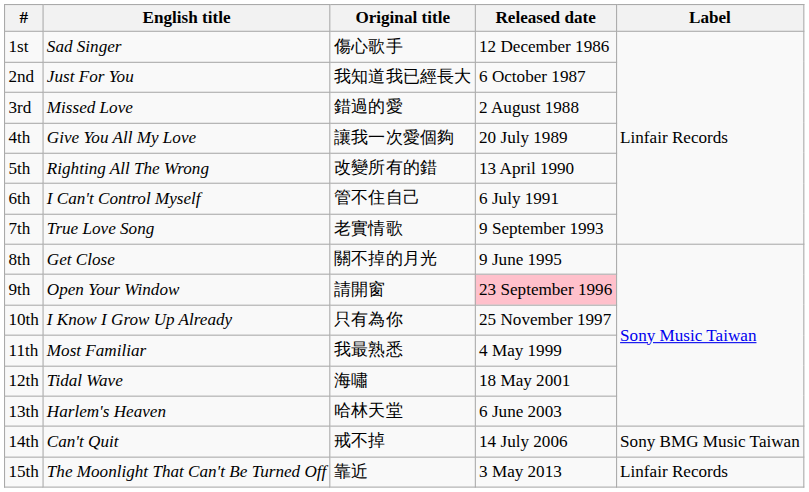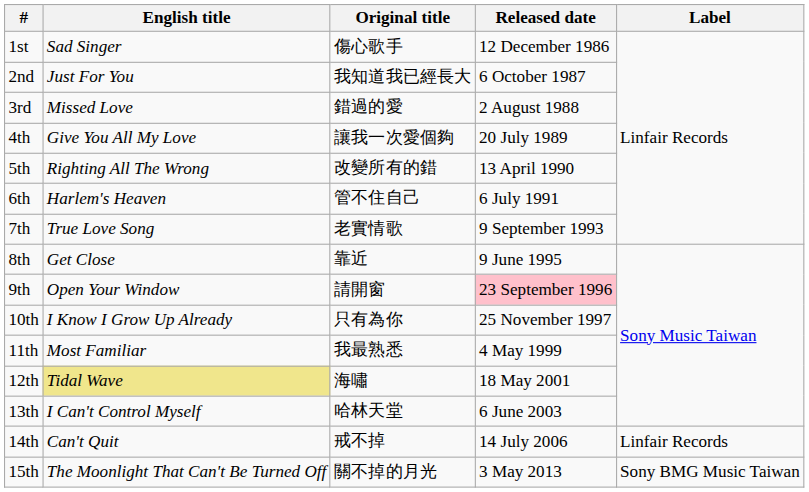(124, 198) I Can't Control Myself -> (106, 198) Harlem's Heaven
(386, 258) 關不掉的月光 -> (351, 258) 靠近
(85, 380) no background -> (85, 380) khaki background
(106, 411) Harlem's Heaven -> (124, 411) I Can't Control Myself
(710, 441) Sony BMG Music Taiwan -> (674, 441) Linfair Records
(351, 471) 靠近 -> (386, 471) 關不掉的月光
(674, 471) Linfair Records -> (710, 471) Sony BMG Music Taiwan
